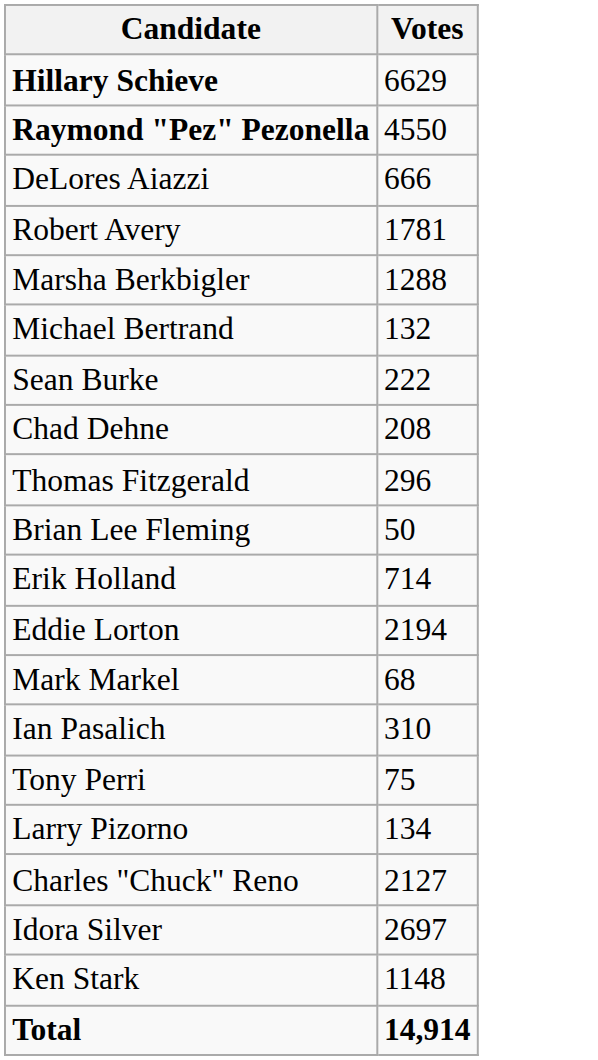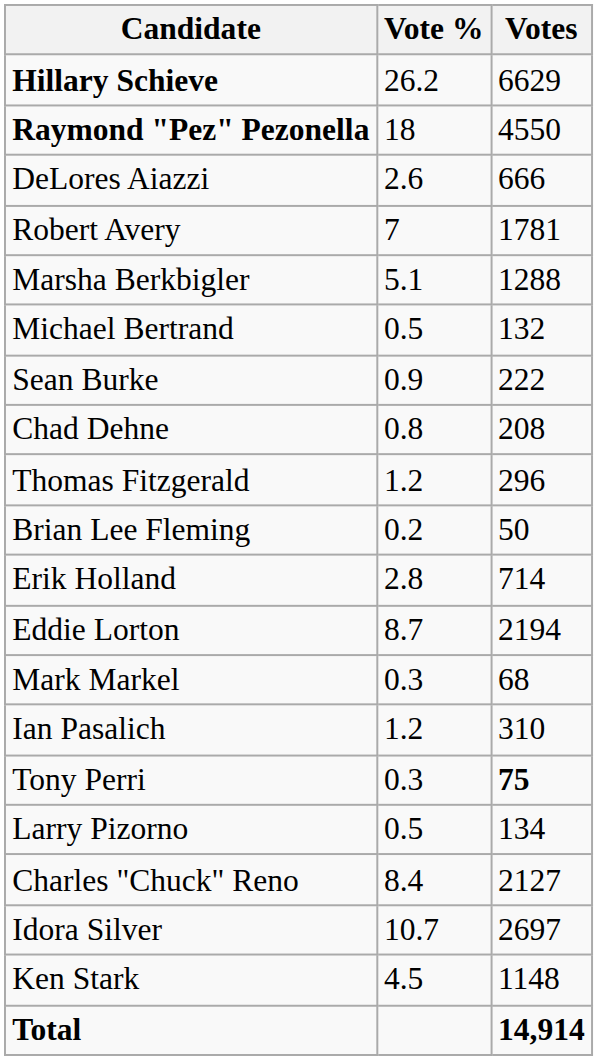+ column: (434, 29)
(400, 779) normal -> (514, 779) bold
